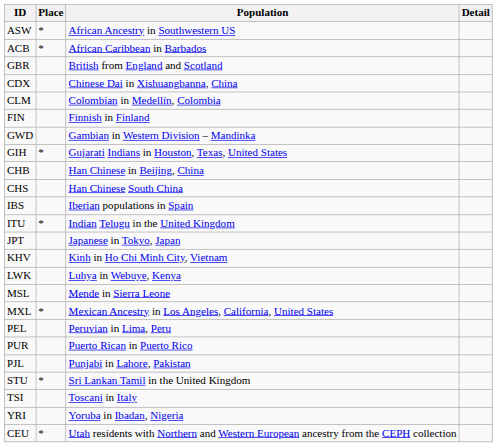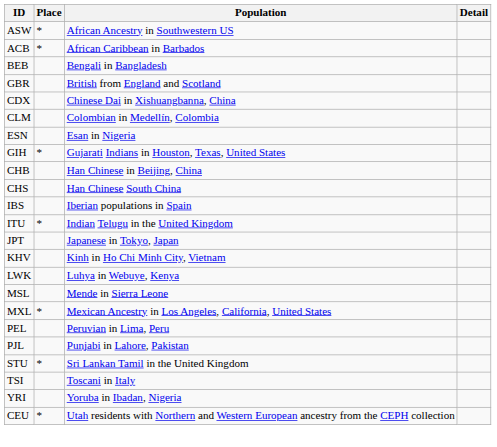+ row: (18, 65)
+ row: (17, 135)
- row: (16, 118)
- row: (20, 135)
- row: (18, 345)
